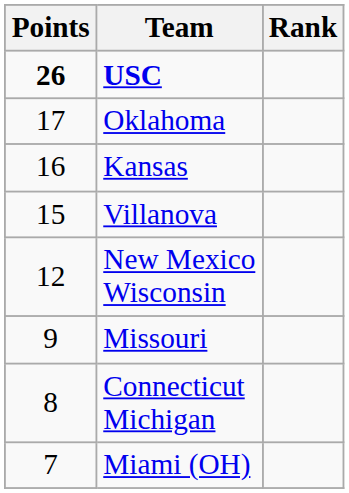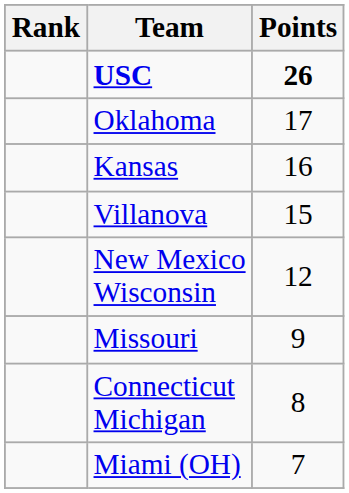columns swapped: (303, 27) <-> (51, 27)
